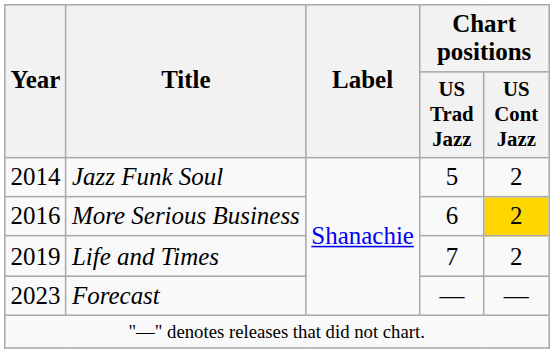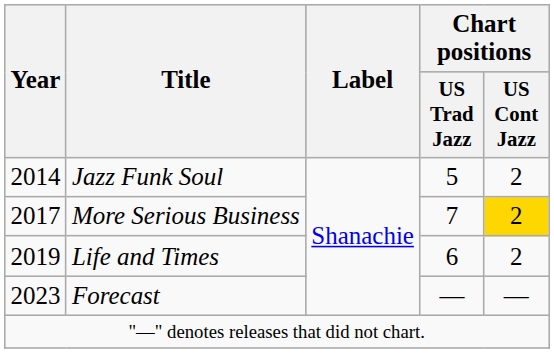(35, 216) 2016 -> (35, 216) 2017
(452, 216) 6 -> (452, 216) 7
(452, 255) 7 -> (452, 255) 6
